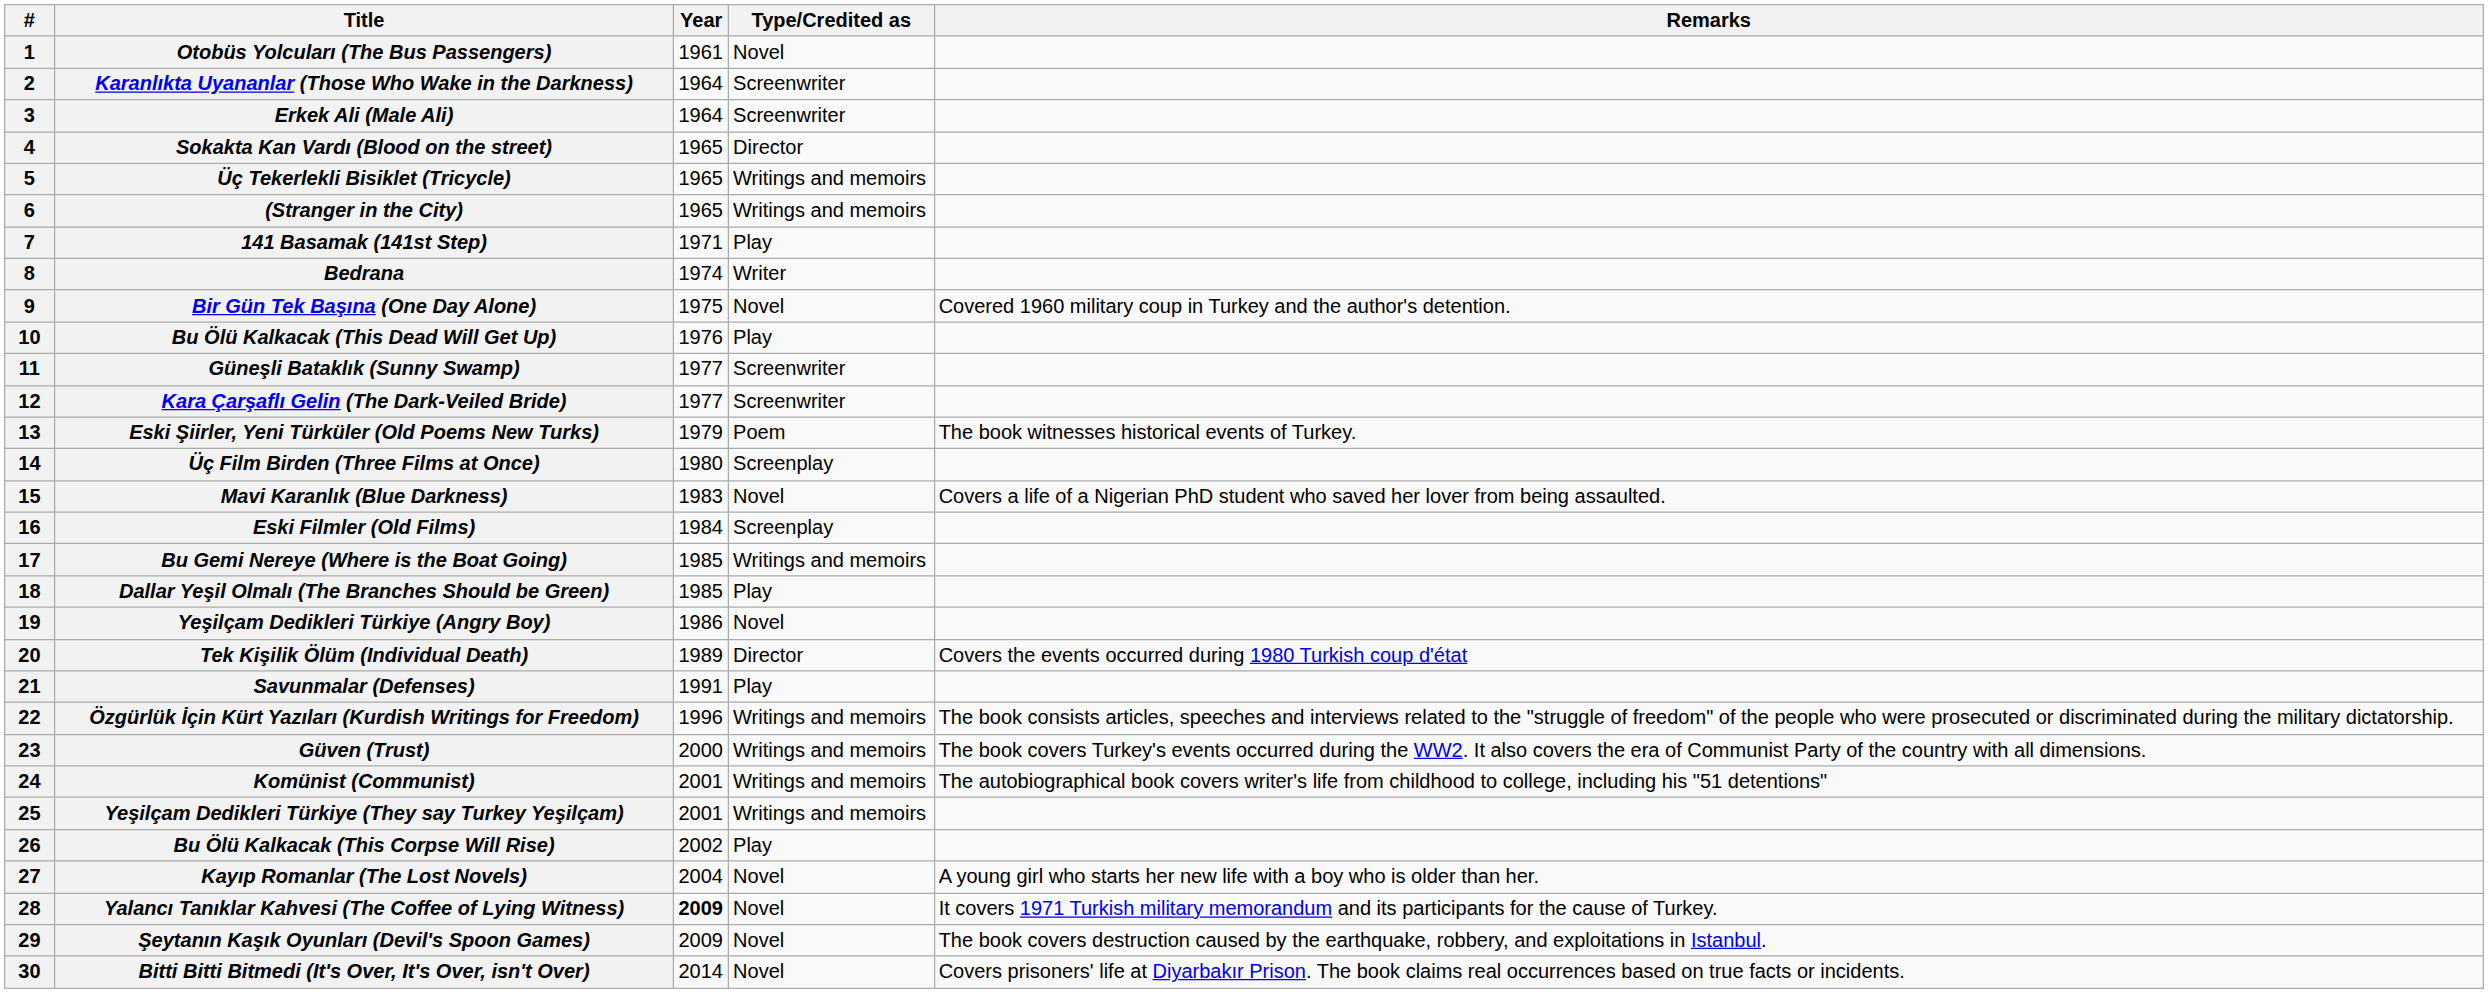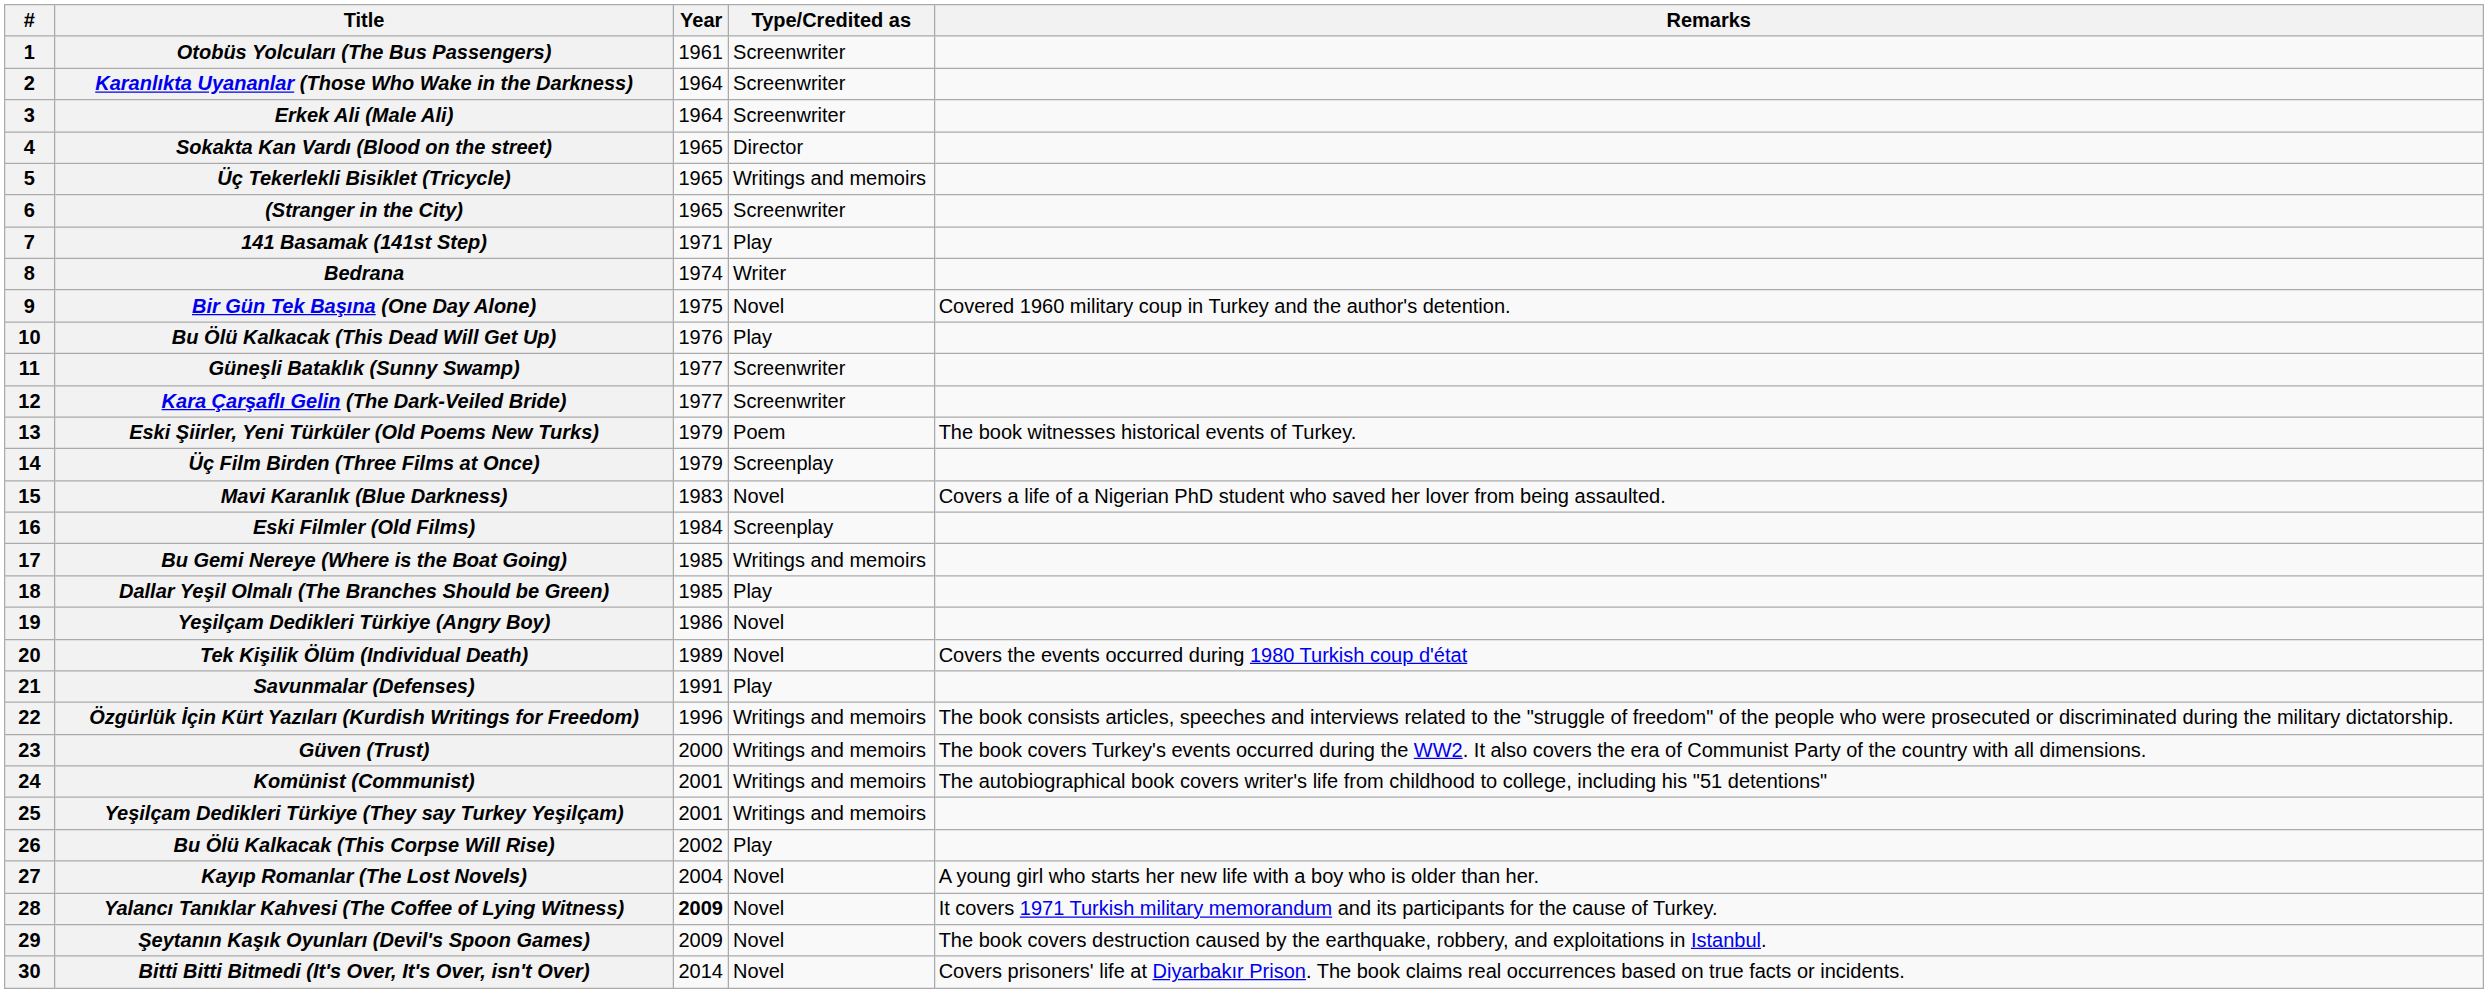(759, 52) Novel -> (789, 52) Screenwriter
(830, 210) Writings and memoirs -> (789, 210) Screenwriter
(701, 464) 1980 -> (701, 464) 1979
(768, 654) Director -> (759, 654) Novel
